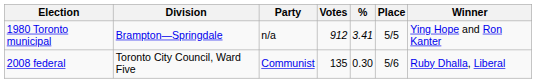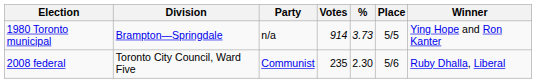(339, 35) 912 -> (339, 35) 914
(363, 35) 3.41 -> (363, 35) 3.73
(339, 64) 135 -> (339, 64) 235
(363, 64) 0.30 -> (363, 64) 2.30
